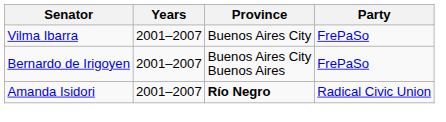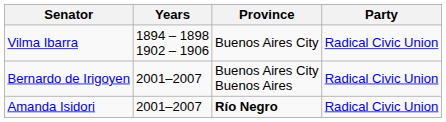(169, 35) 2001–2007 -> (173, 43) 1894 – 1898 1902 – 1906
(343, 35) FrePaSo -> (382, 43) Radical Civic Union
(343, 63) FrePaSo -> (382, 78) Radical Civic Union
